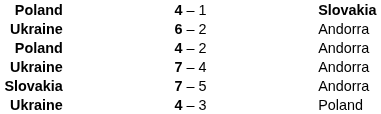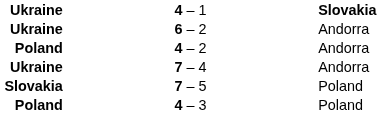(39, 10) Poland -> (36, 10) Ukraine
(344, 86) Andorra -> (341, 86) Poland
(36, 105) Ukraine -> (39, 105) Poland
